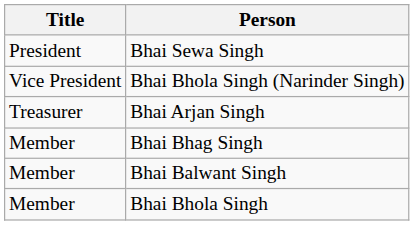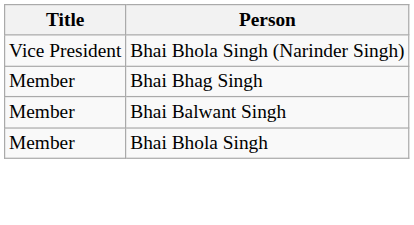- row: (197, 50)
- row: (197, 111)
